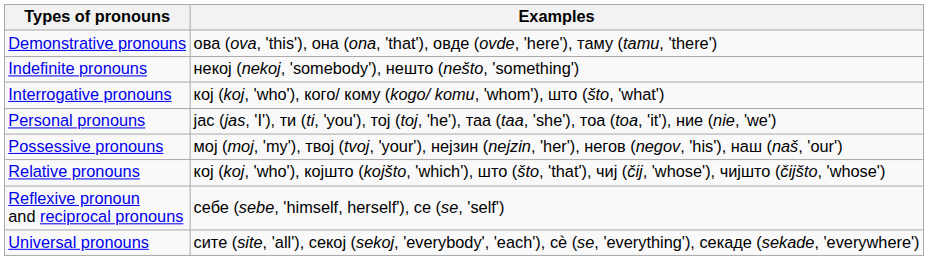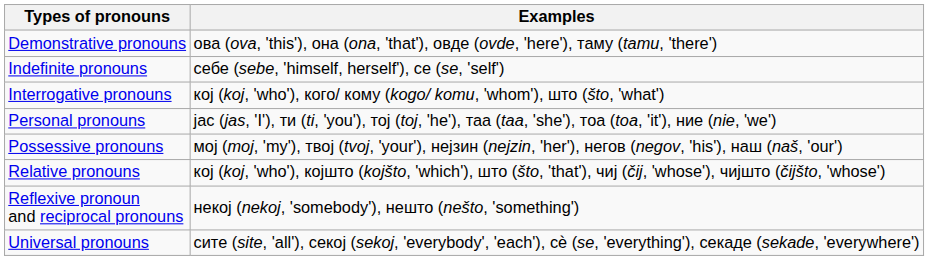(386, 69) некој (nekoj, 'somebody'), нешто (nešto, 'something') -> (349, 69) себе (sebe, 'himself, herself'), сe (se, 'self')
(349, 207) себе (sebe, 'himself, herself'), сe (se, 'self') -> (386, 207) некој (nekoj, 'somebody'), нешто (nešto, 'something')
